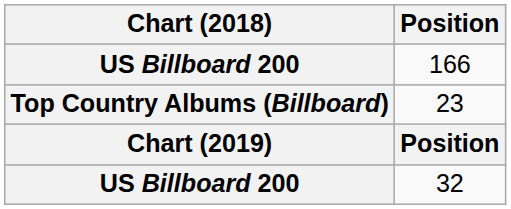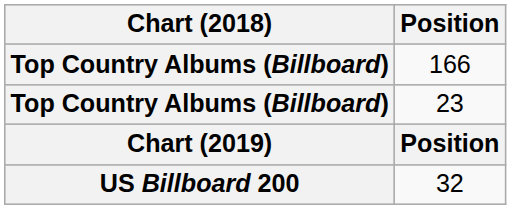(200, 64) US Billboard 200 -> (200, 64) Top Country Albums (Billboard)
